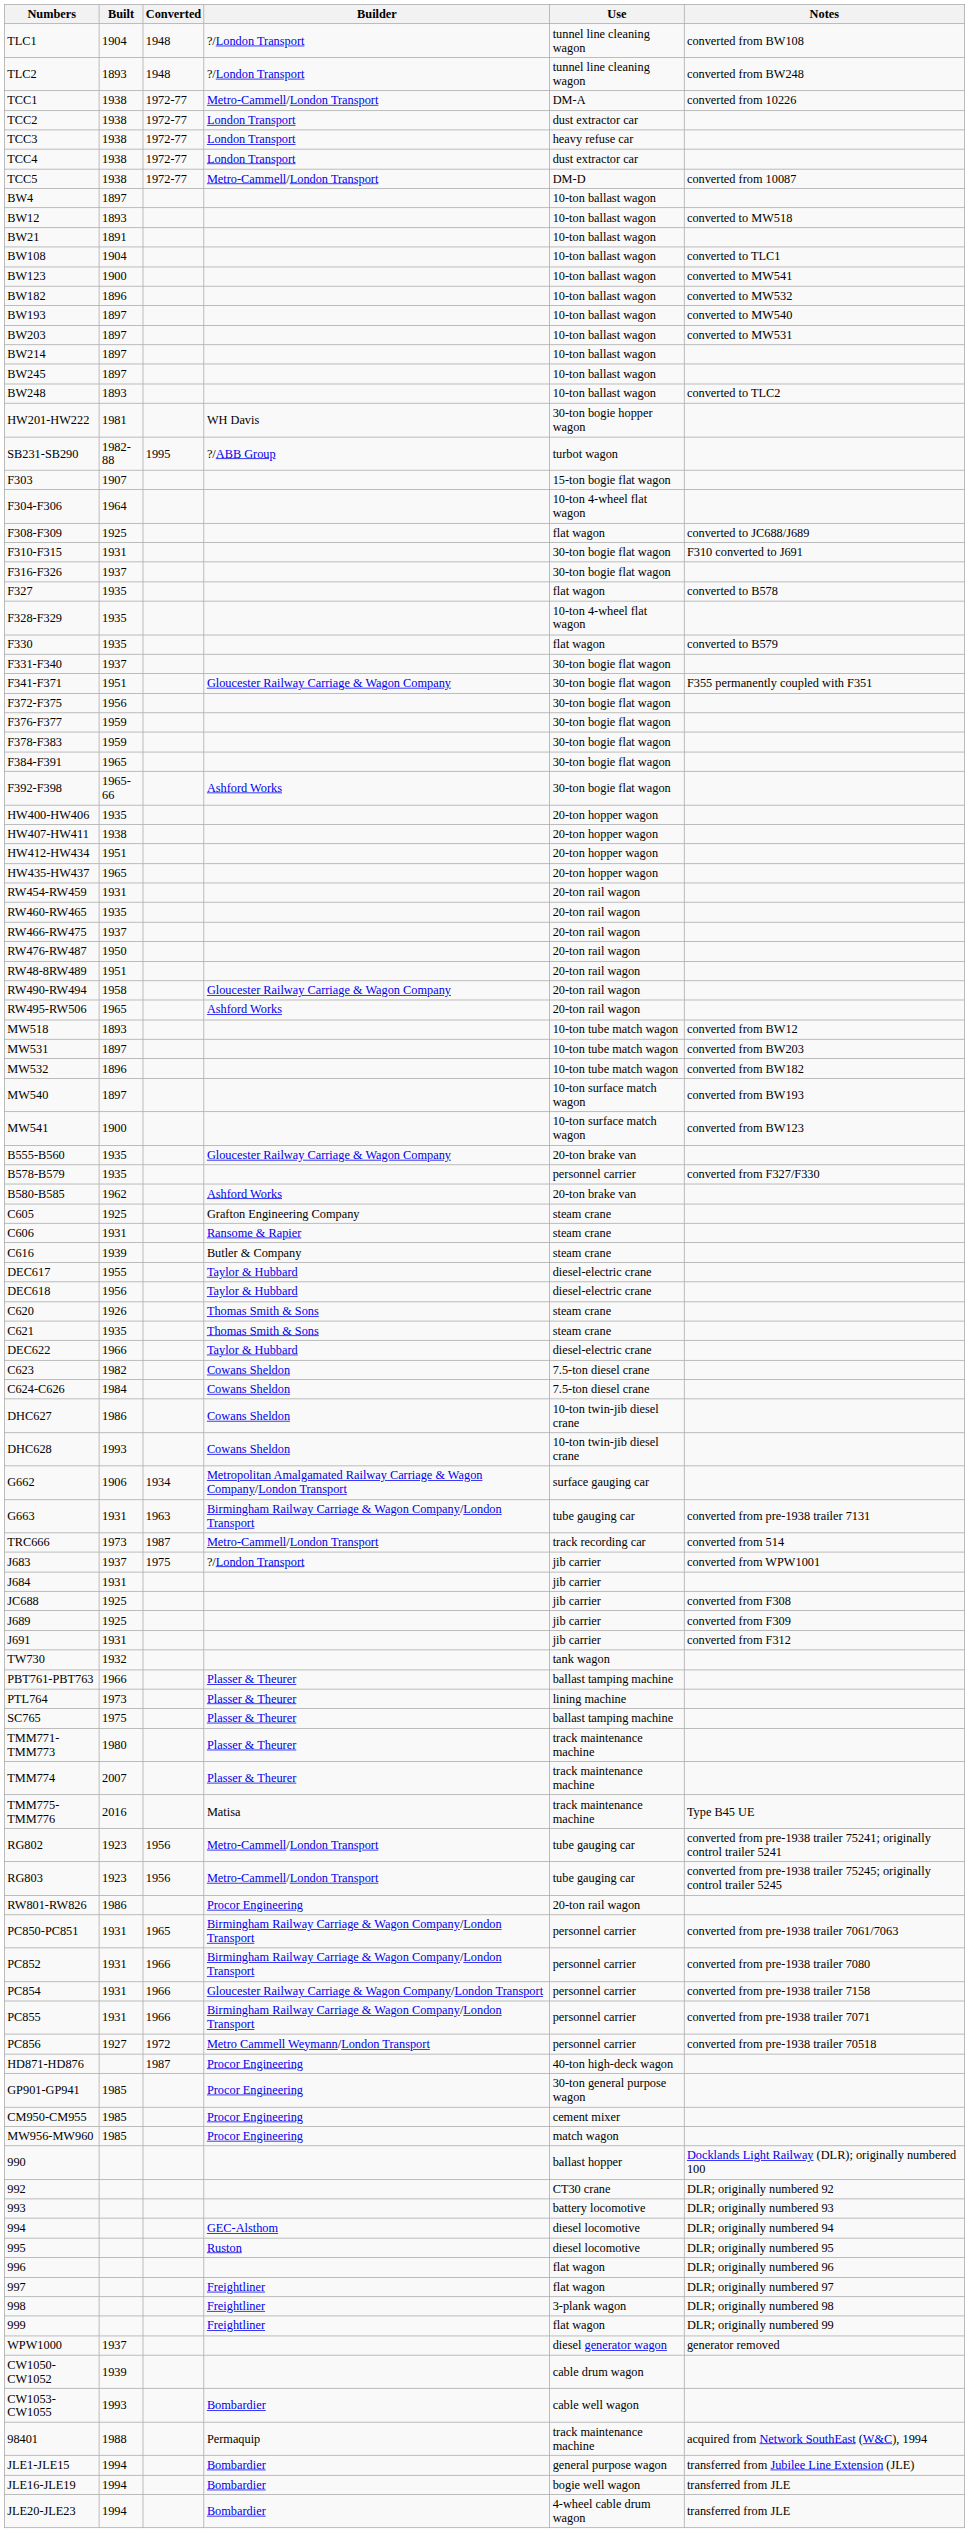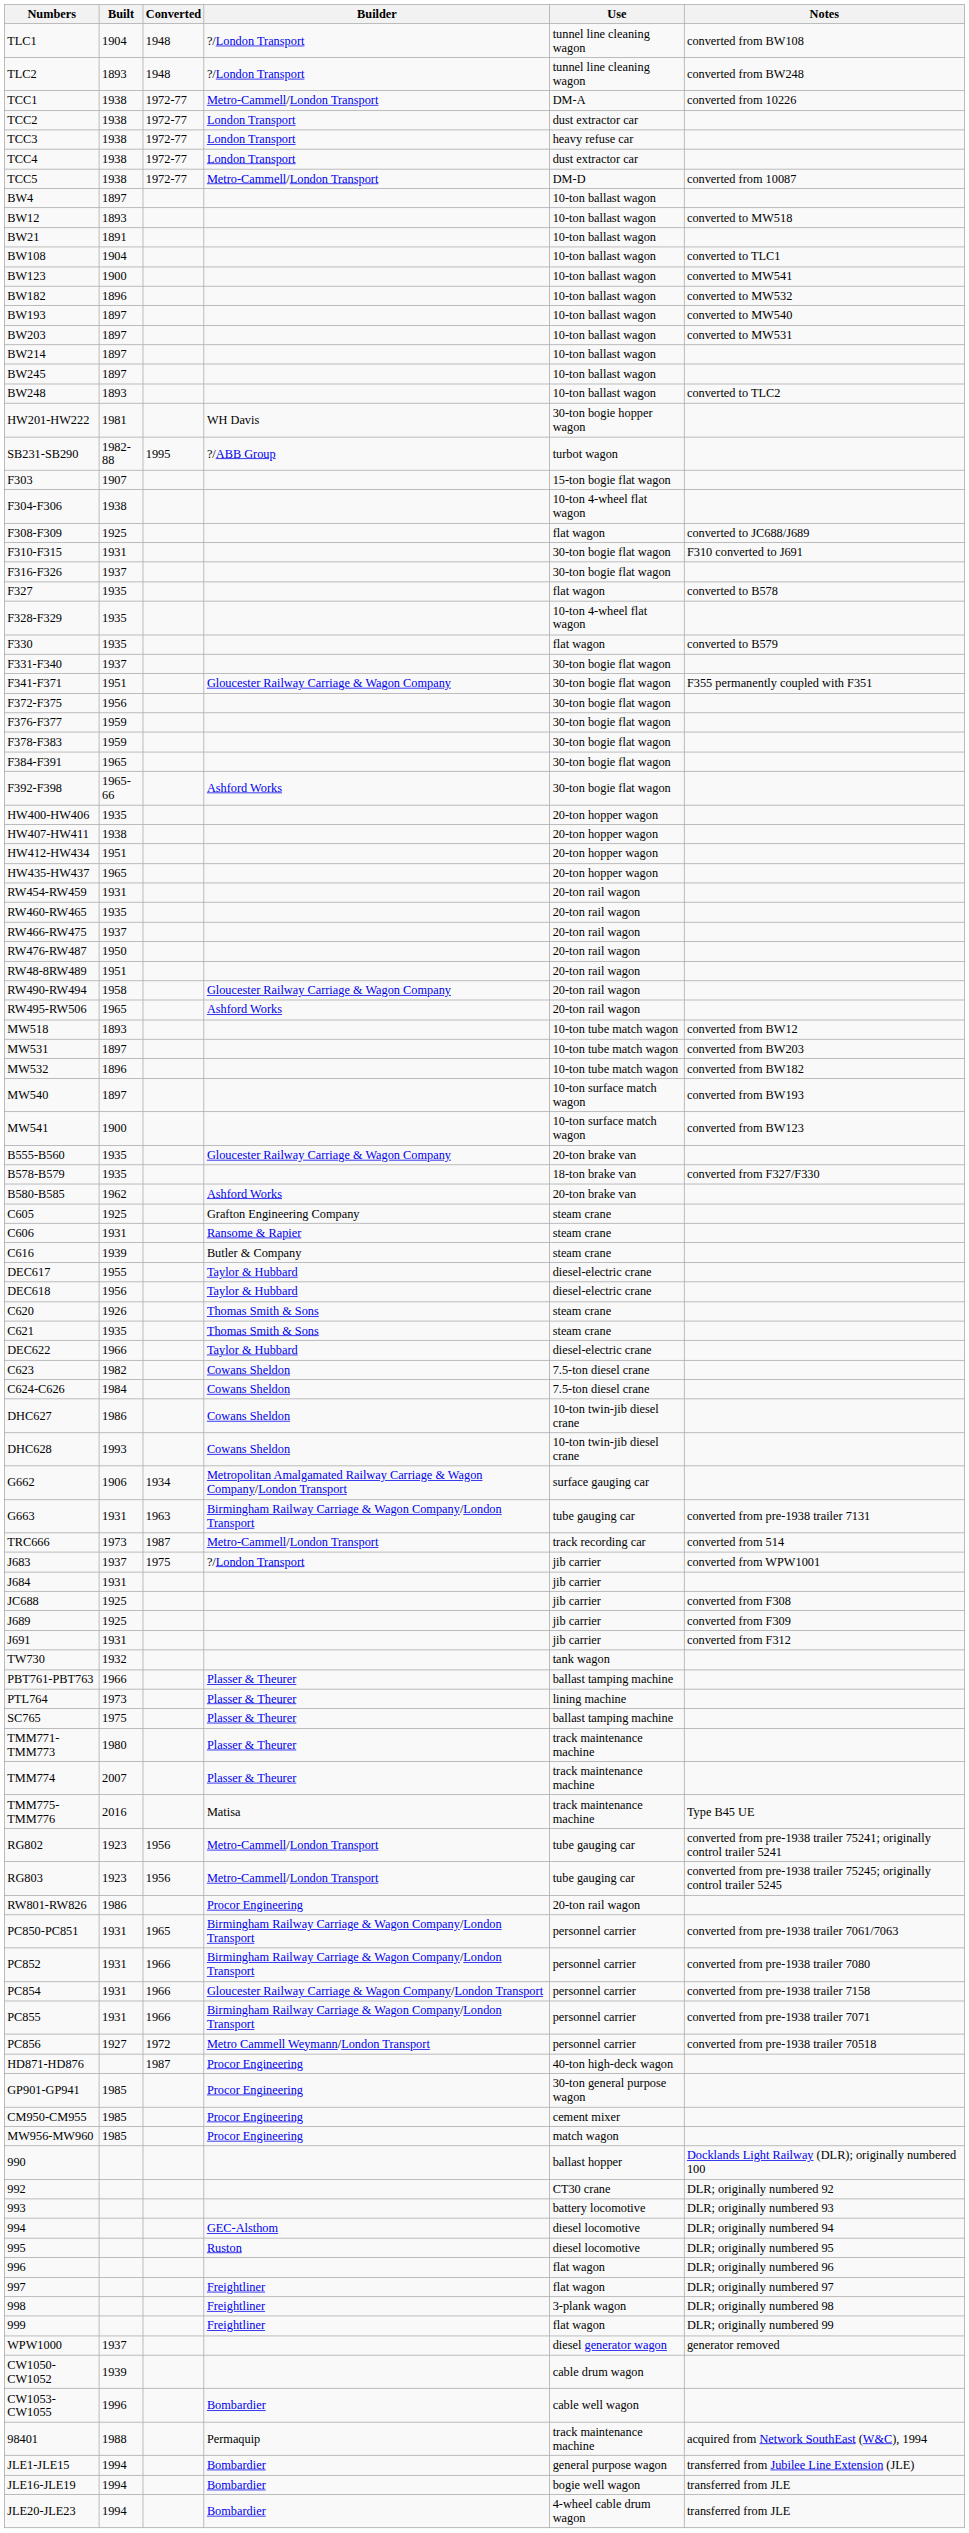(114, 506) 1964 -> (114, 506) 1938
(594, 1174) personnel carrier -> (594, 1174) 18-ton brake van
(114, 2405) 1993 -> (114, 2405) 1996
